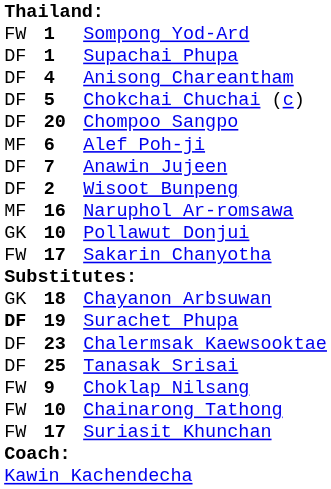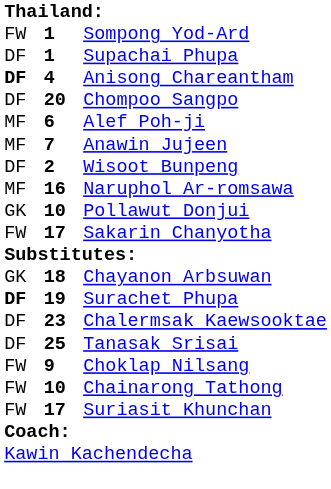(15, 78) normal -> (15, 78) bold
- row: (194, 101)
(15, 167) DF -> (15, 145) MF
